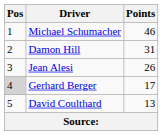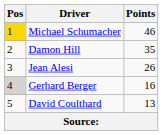(10, 31) no background -> (10, 31) gold background
(150, 49) 31 -> (150, 49) 35
(150, 85) 17 -> (150, 85) 16
